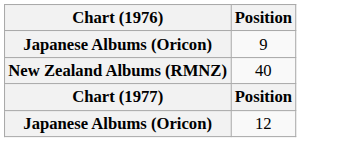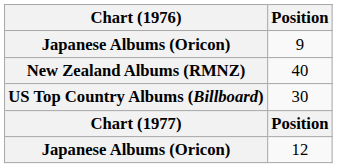+ row: (300, 96)
